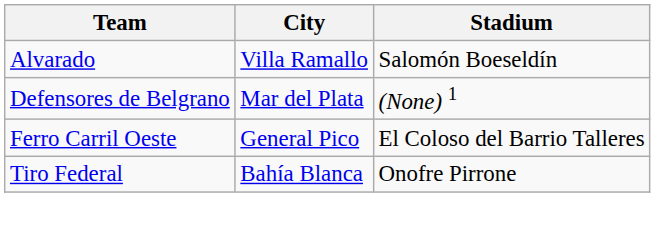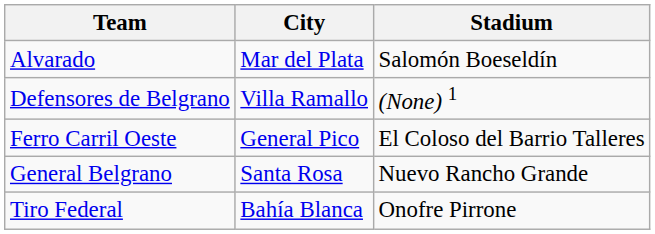(304, 58) Villa Ramallo -> (302, 58) Mar del Plata
(302, 98) Mar del Plata -> (304, 98) Villa Ramallo
+ row: (91, 173)
